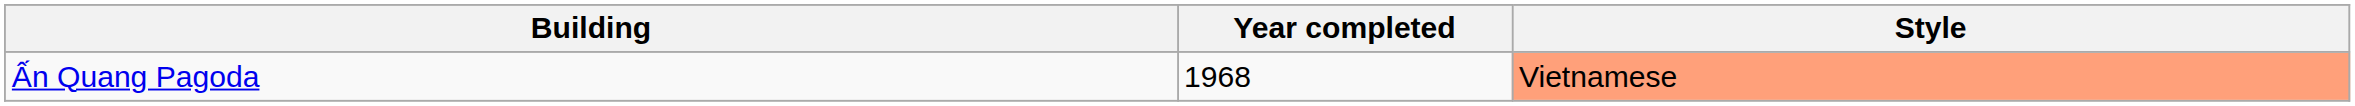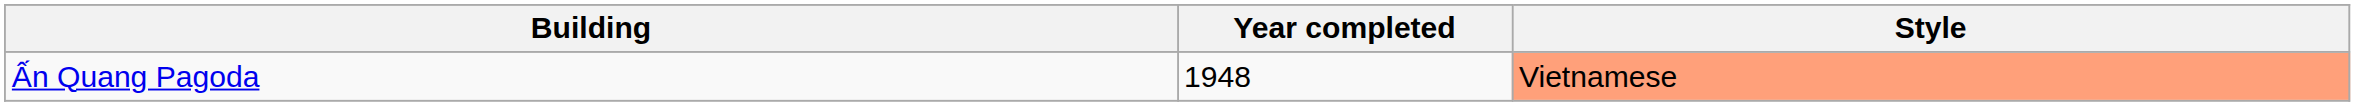(1218, 76) 1968 -> (1218, 76) 1948
